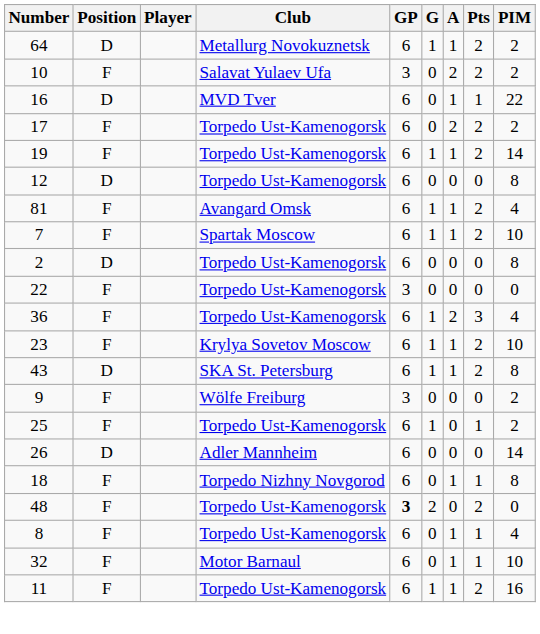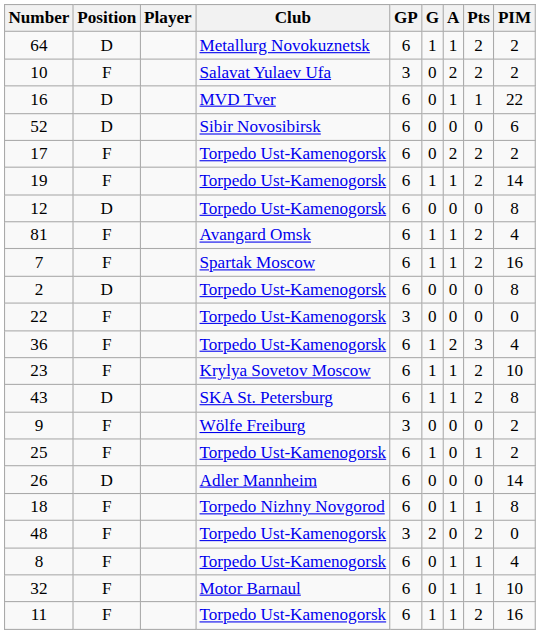+ row: (39, 126)
(515, 235) 10 -> (515, 262) 16
(406, 506) bold -> (406, 533) normal
